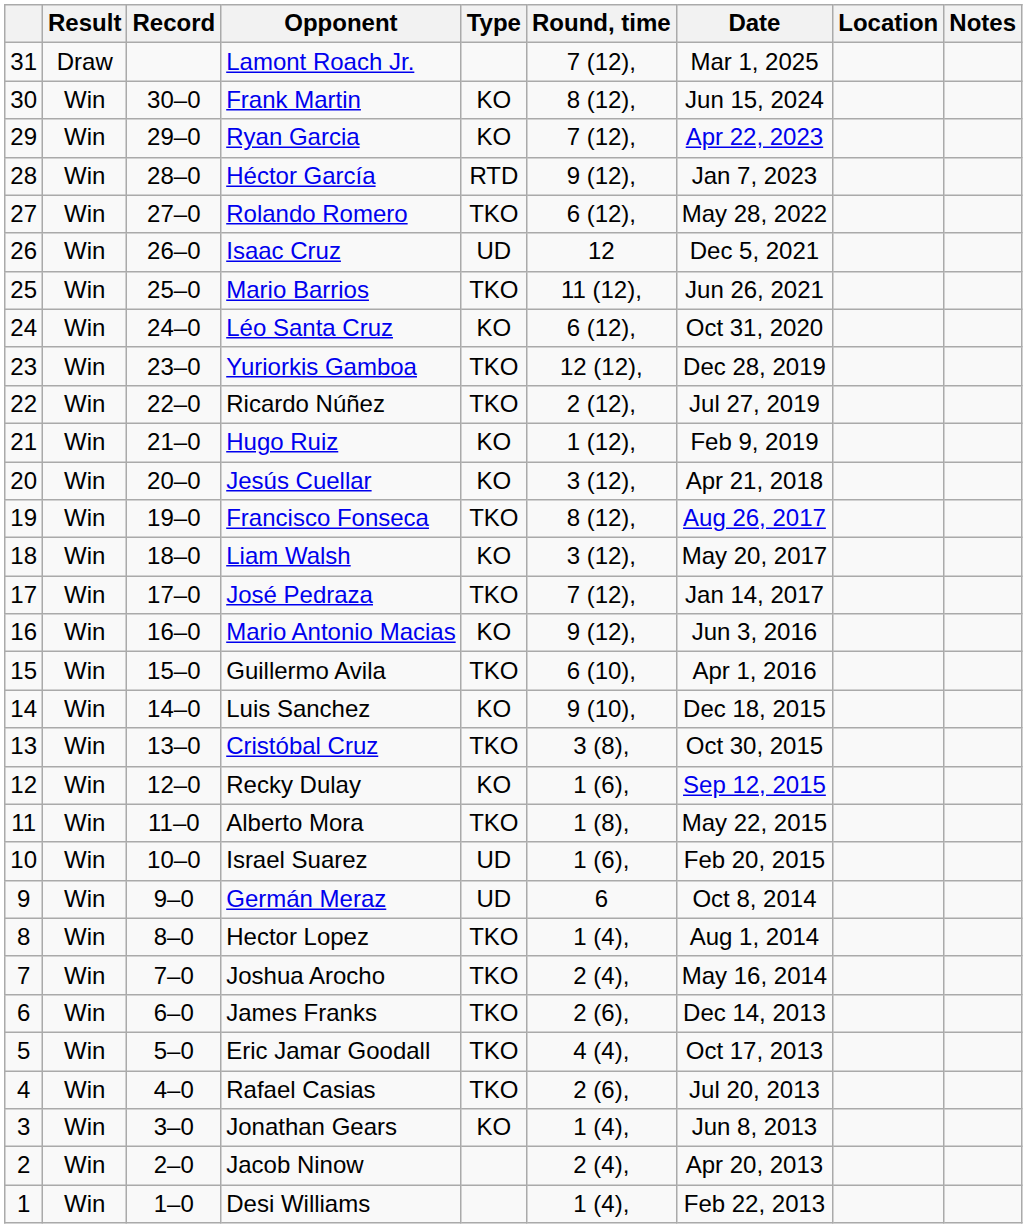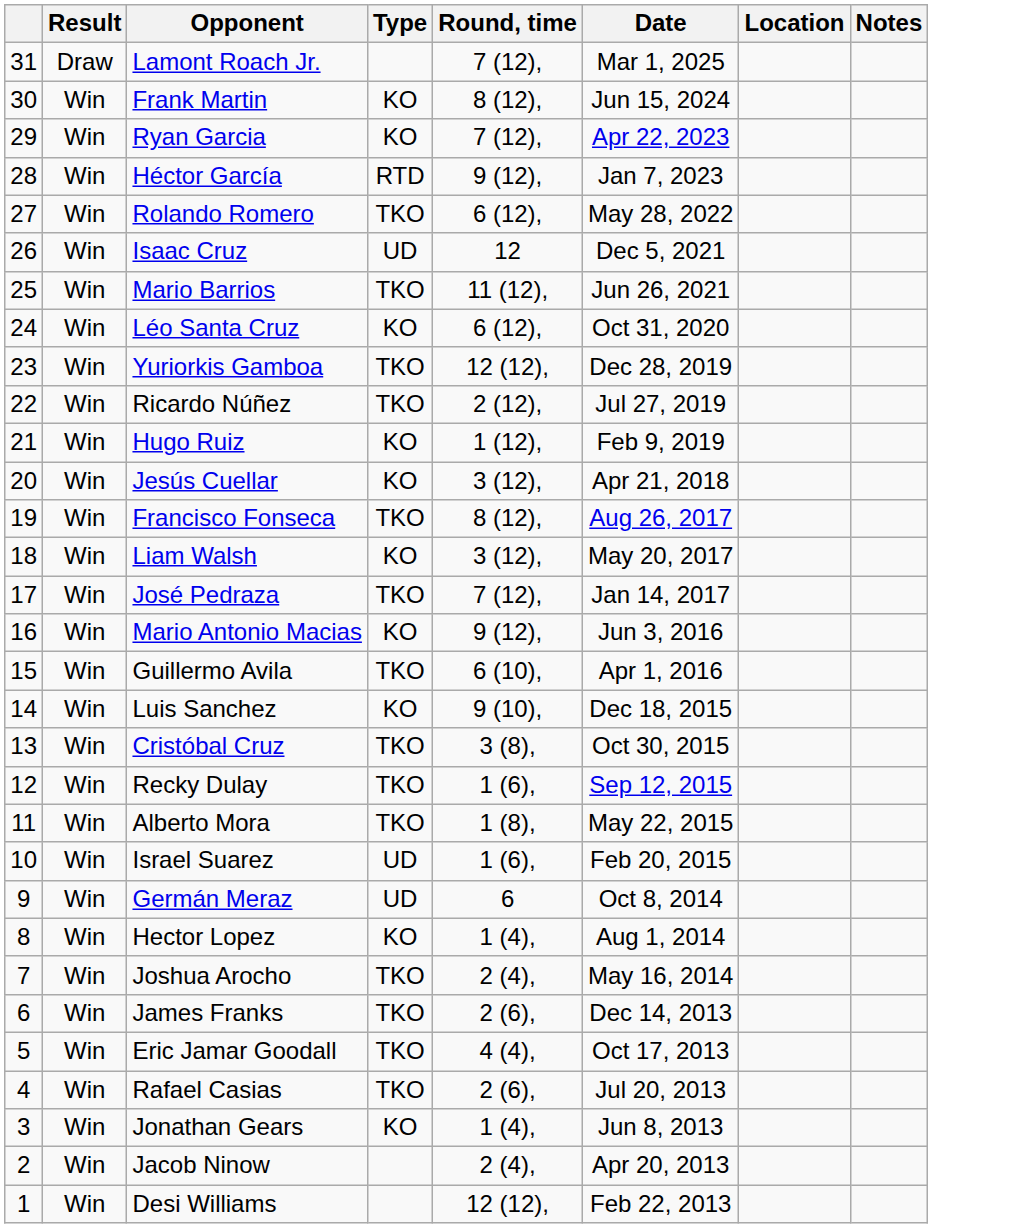- column: (174, 23)
(494, 784) KO -> (400, 784) TKO
(494, 937) TKO -> (400, 937) KO
(601, 1203) 1 (4), -> (508, 1203) 12 (12),
